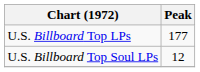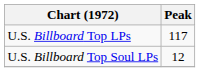(178, 35) 177 -> (178, 35) 117
